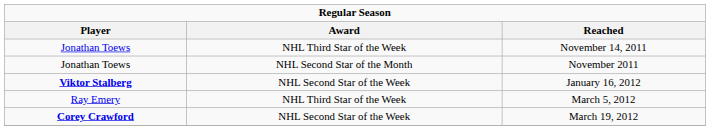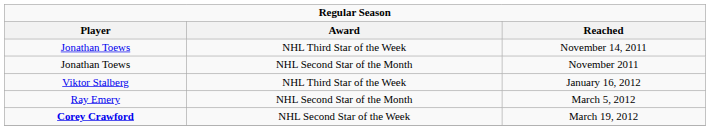(95, 82) bold -> (95, 82) normal
(344, 82) NHL Second Star of the Week -> (344, 82) NHL Third Star of the Week
(344, 99) NHL Third Star of the Week -> (344, 99) NHL Second Star of the Month
